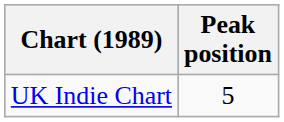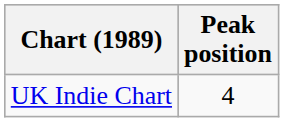(228, 95) 5 -> (228, 95) 4
